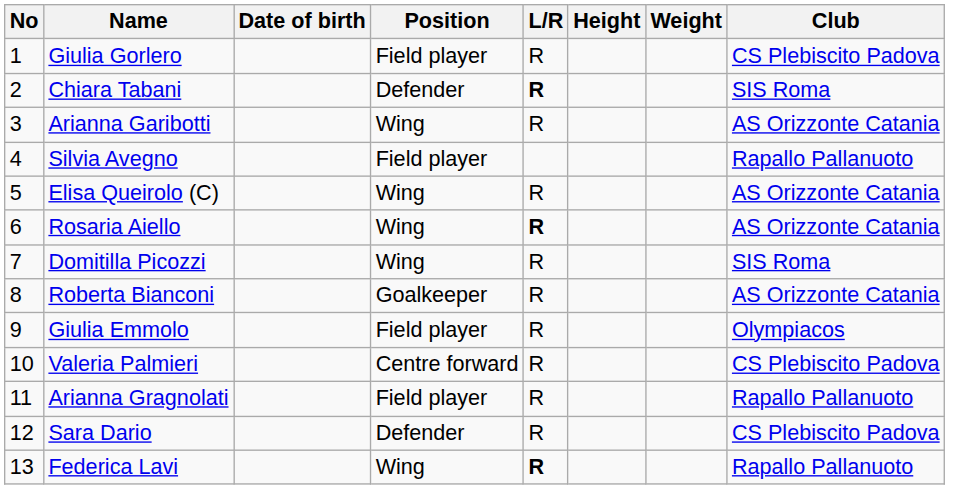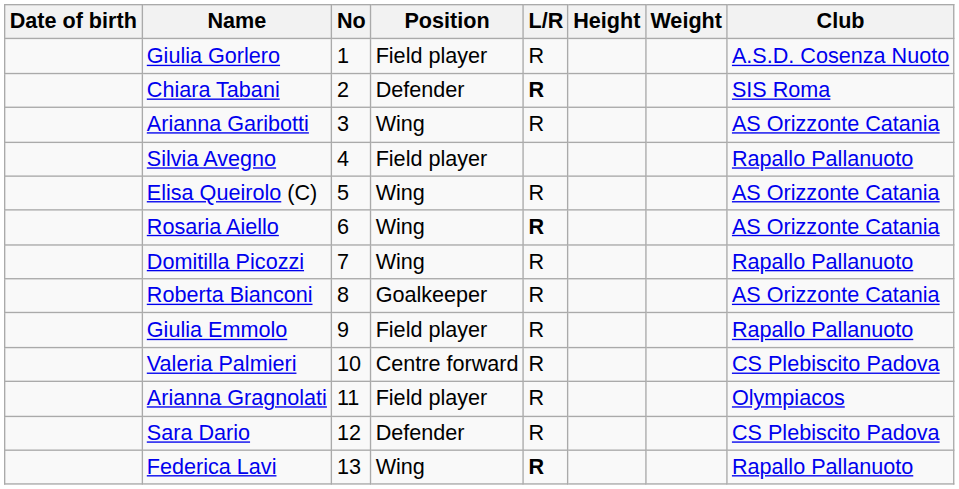columns swapped: (24, 21) <-> (302, 21)
(836, 55) CS Plebiscito Padova -> (841, 55) A.S.D. Cosenza Nuoto
(781, 261) SIS Roma -> (823, 261) Rapallo Pallanuoto
(788, 329) Olympiacos -> (823, 329) Rapallo Pallanuoto
(823, 398) Rapallo Pallanuoto -> (788, 398) Olympiacos
